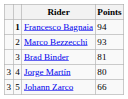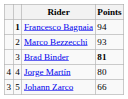(102, 57) normal -> (102, 57) bold
(9, 72) 3 -> (9, 72) 4
